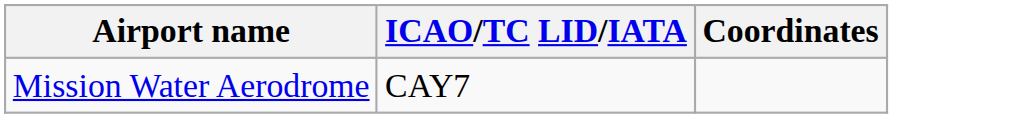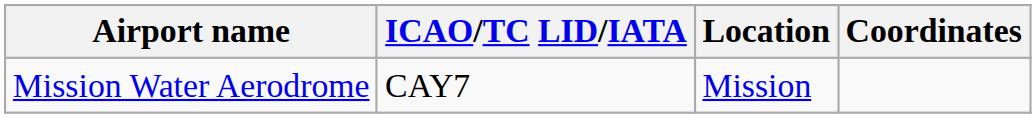+ column: (766, 31)
